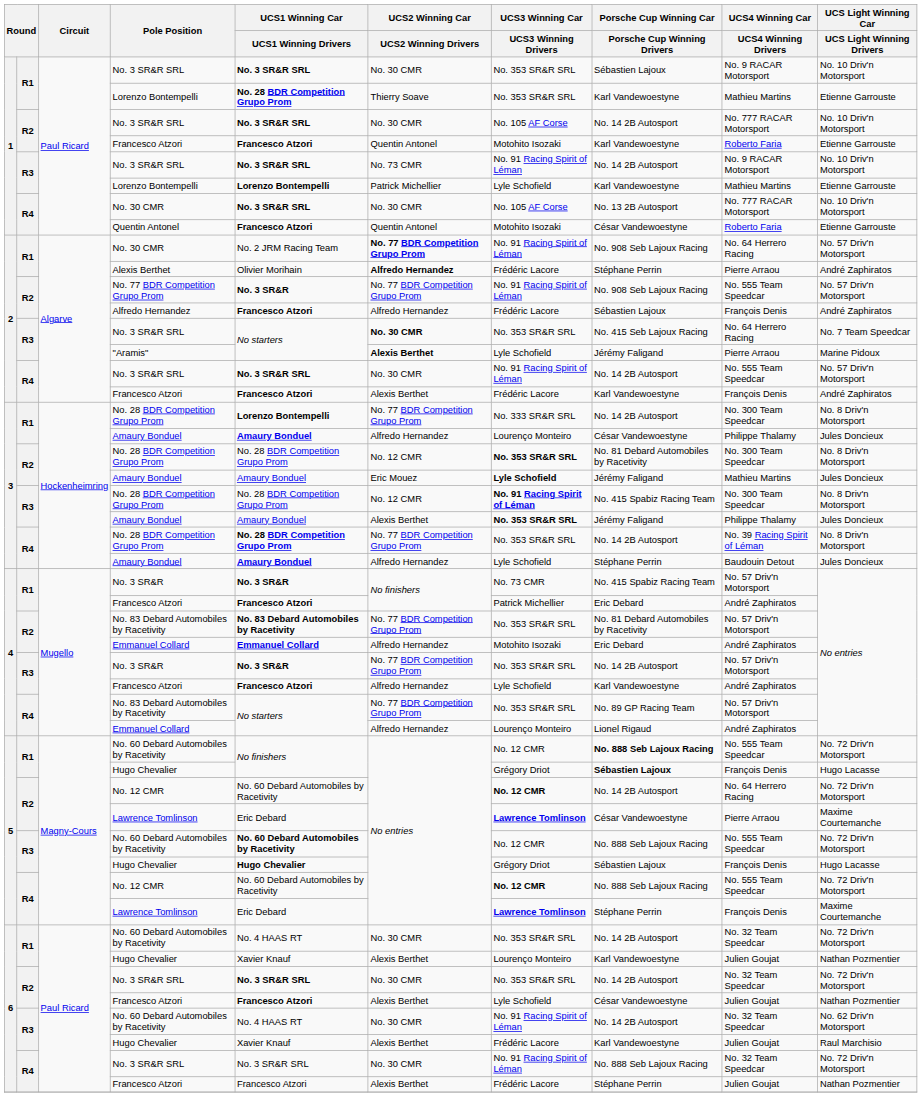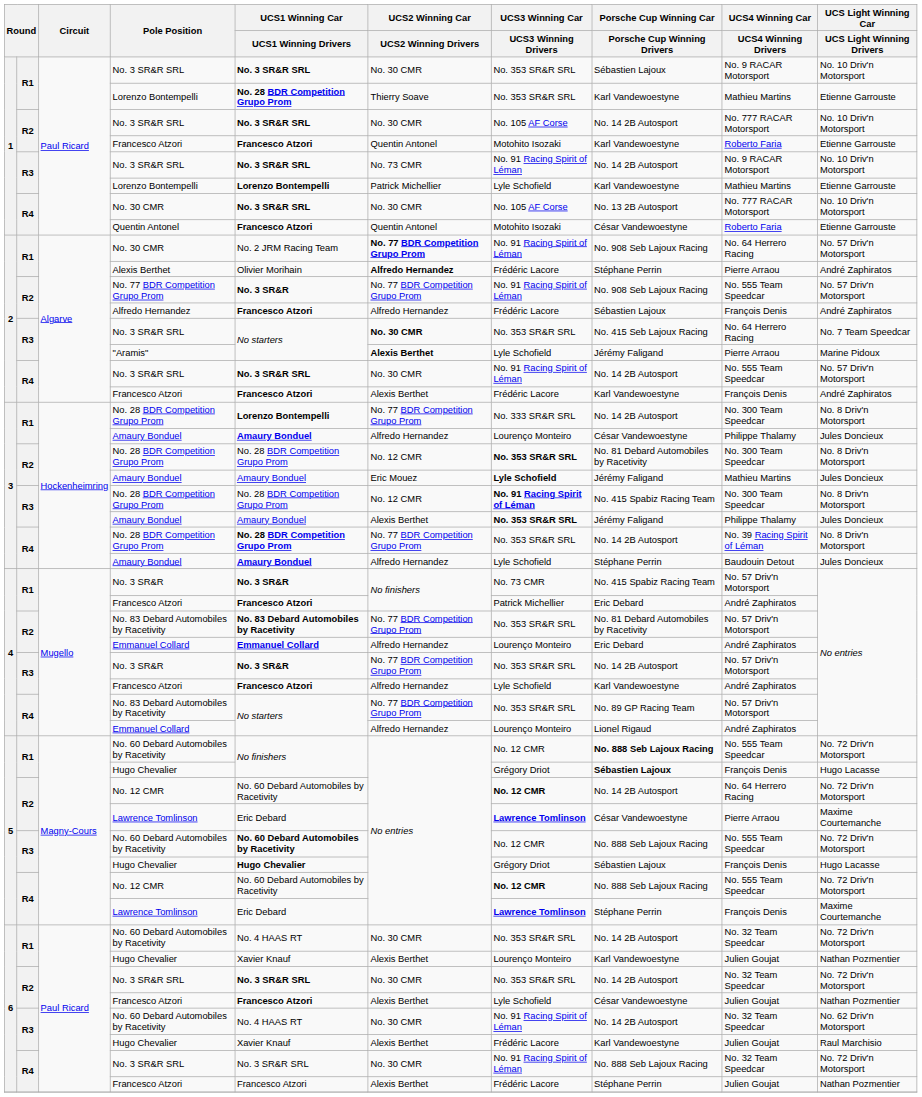(527, 645) Motohito Isozaki -> (532, 645) Lourenço Monteiro
